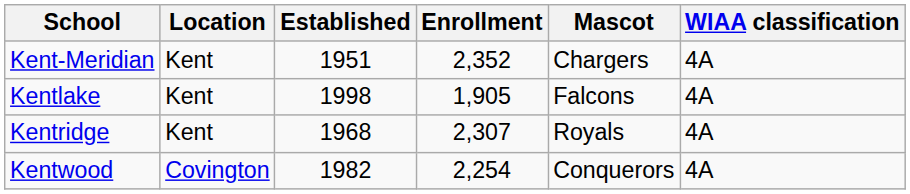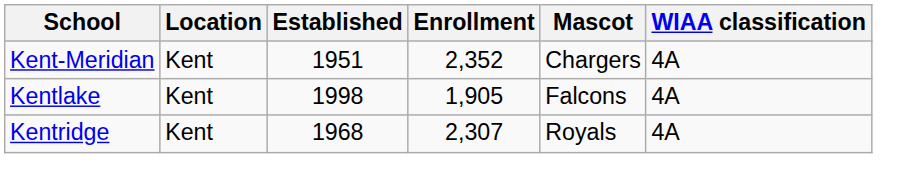- row: (62, 170)
